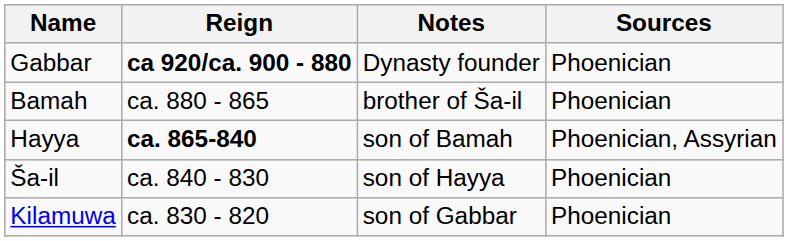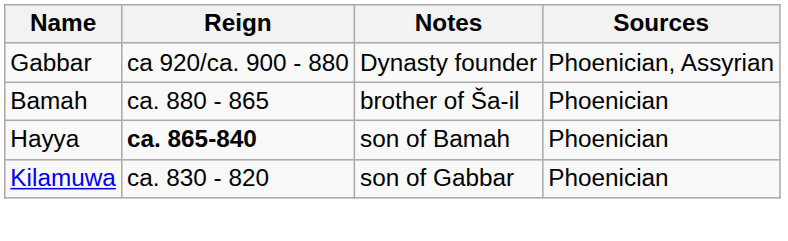(239, 62) bold -> (238, 62) normal
(611, 62) Phoenician -> (661, 62) Phoenician, Assyrian
(664, 139) Phoenician, Assyrian -> (608, 139) Phoenician
- row: (35, 178)
